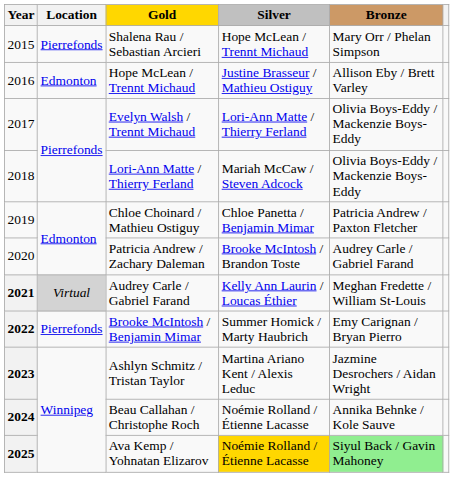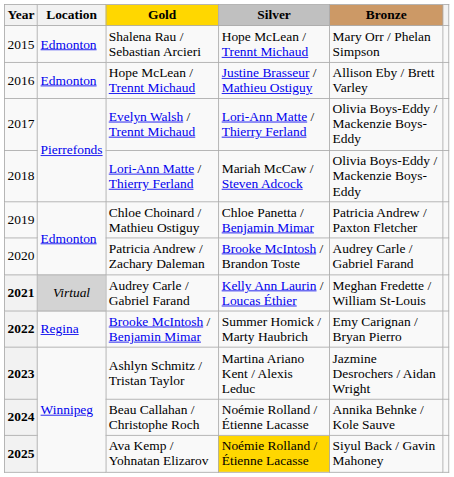(72, 44) Pierrefonds -> (69, 44) Edmonton
(72, 329) Pierrefonds -> (60, 329) Regina
(384, 453) lightgreen background -> (384, 453) no background
